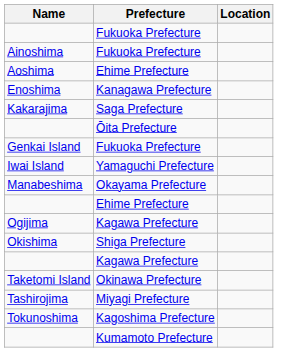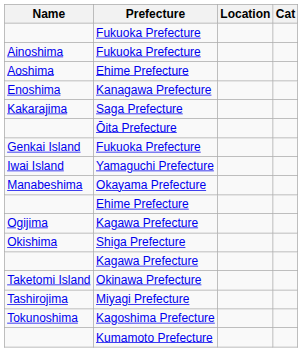+ column: (286, 14)
